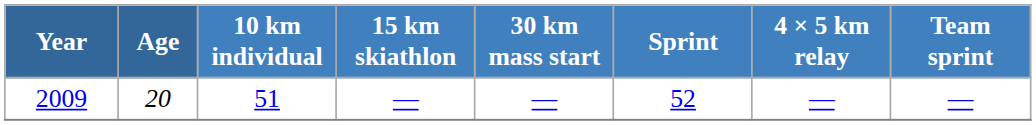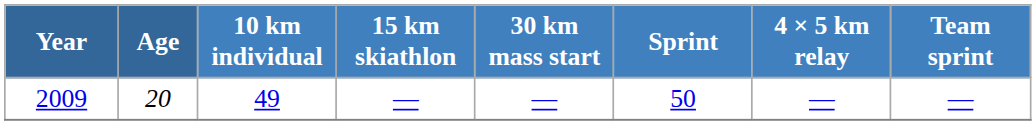(267, 98) 51 -> (267, 98) 49
(683, 98) 52 -> (683, 98) 50
